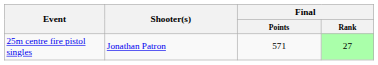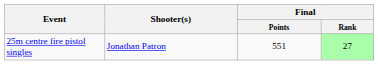(279, 47) 571 -> (279, 47) 551
